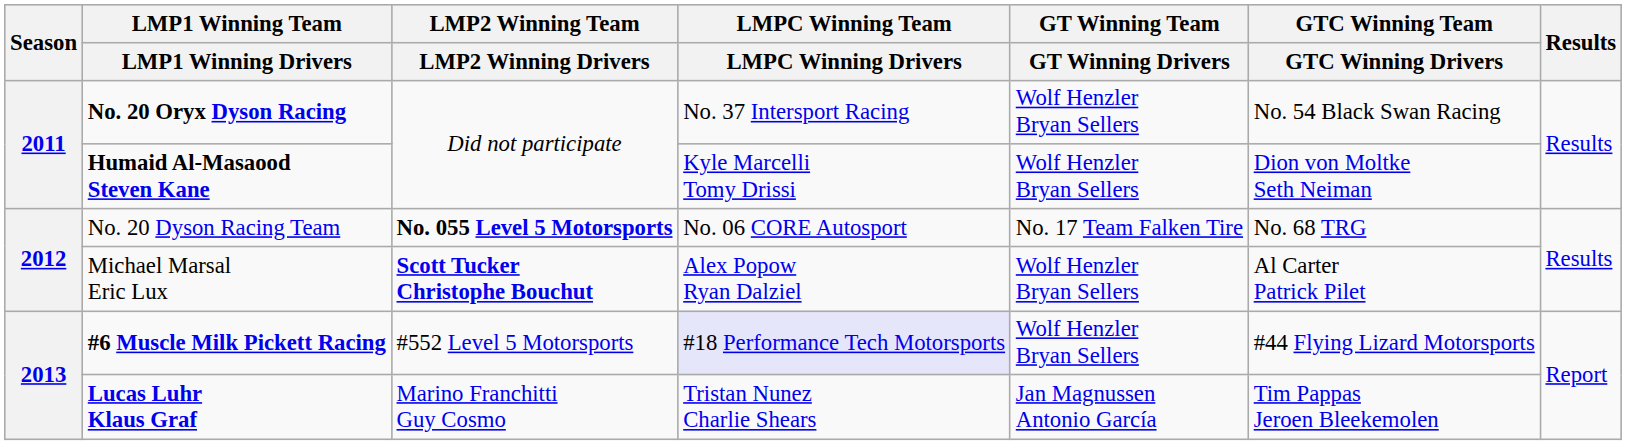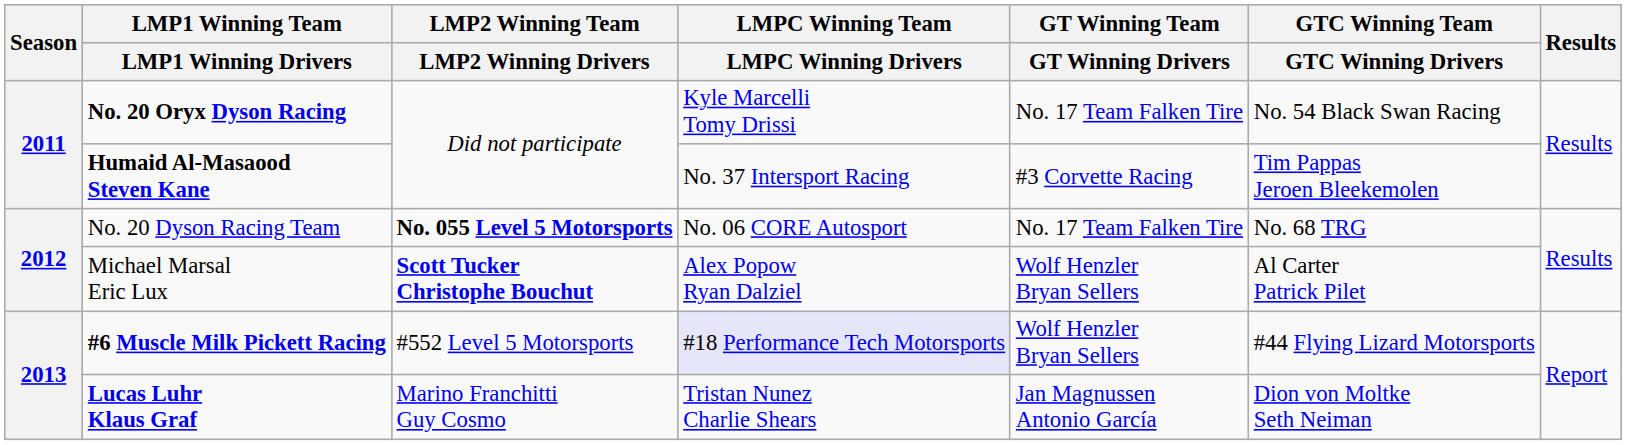(796, 112) No. 37 Intersport Racing -> (747, 112) Kyle Marcelli Tomy Drissi
(1077, 112) Wolf Henzler Bryan Sellers -> (1129, 112) No. 17 Team Falken Tire
(747, 176) Kyle Marcelli Tomy Drissi -> (796, 176) No. 37 Intersport Racing
(1077, 176) Wolf Henzler Bryan Sellers -> (1104, 176) #3 Corvette Racing
(1332, 176) Dion von Moltke Seth Neiman -> (1346, 176) Tim Pappas Jeroen Bleekemolen
(1346, 407) Tim Pappas Jeroen Bleekemolen -> (1332, 407) Dion von Moltke Seth Neiman
